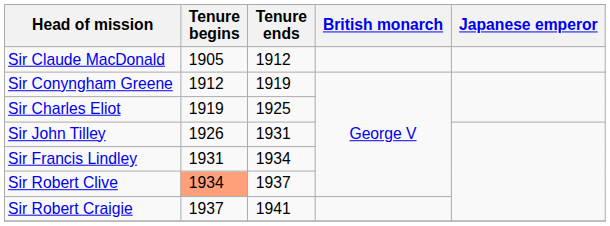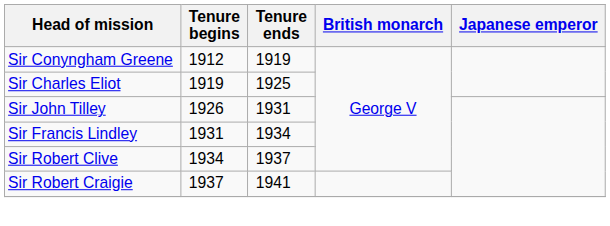- row: (87, 59)
(204, 183) lightsalmon background -> (204, 158) no background
